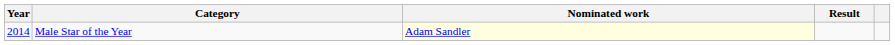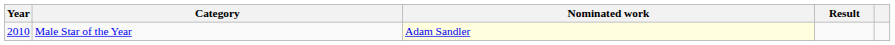(18, 31) 2014 -> (18, 31) 2010
